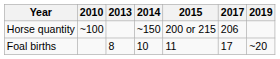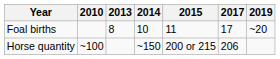rows swapped: (41, 29) <-> (31, 46)
